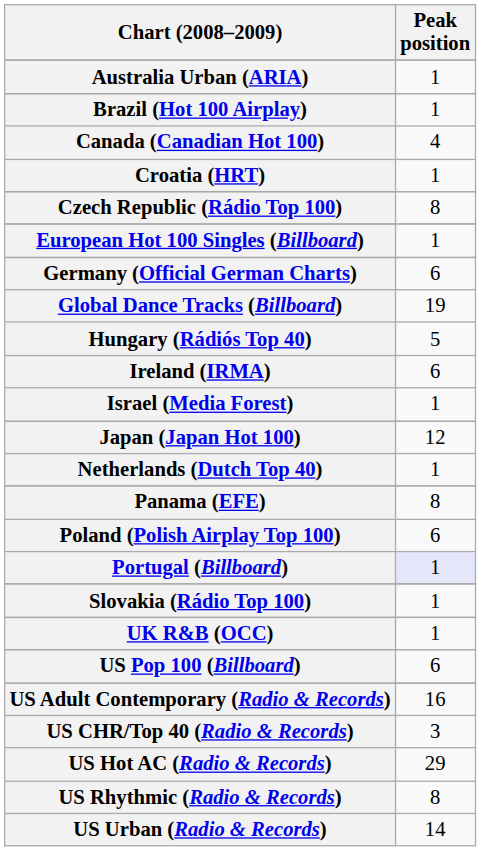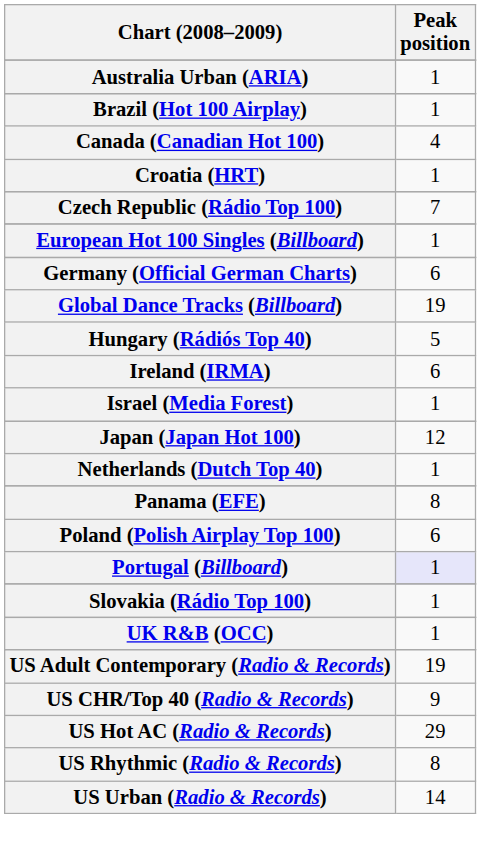(435, 207) 8 -> (435, 207) 7
- row: (200, 666)
(435, 698) 16 -> (435, 666) 19
(435, 731) 3 -> (435, 698) 9
